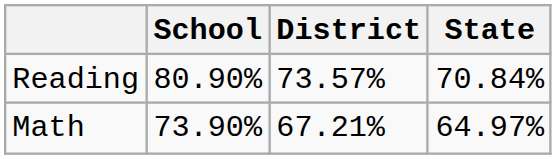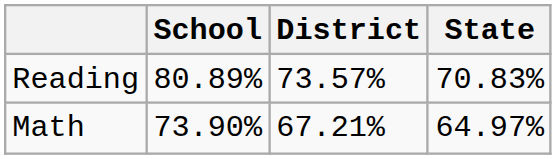(208, 79) 80.90% -> (208, 79) 80.89%
(490, 79) 70.84% -> (490, 79) 70.83%
